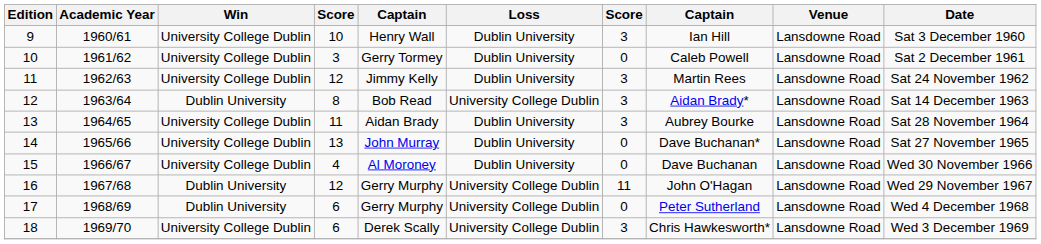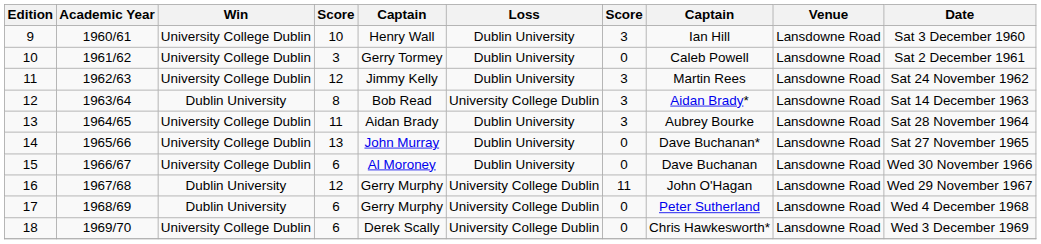(336, 164) 4 -> (336, 164) 6
(624, 228) 3 -> (624, 228) 0
